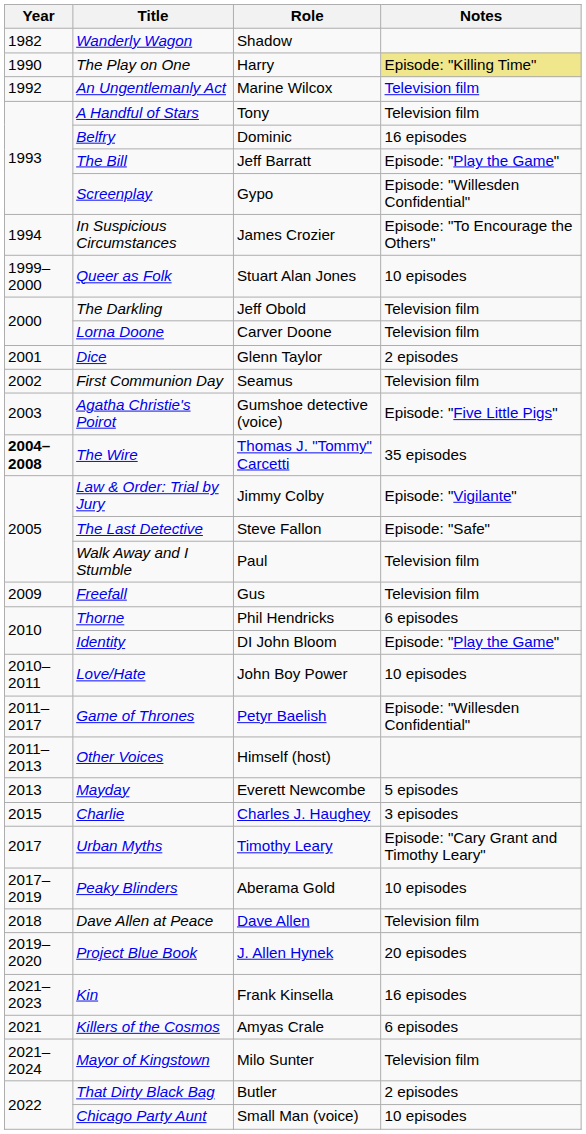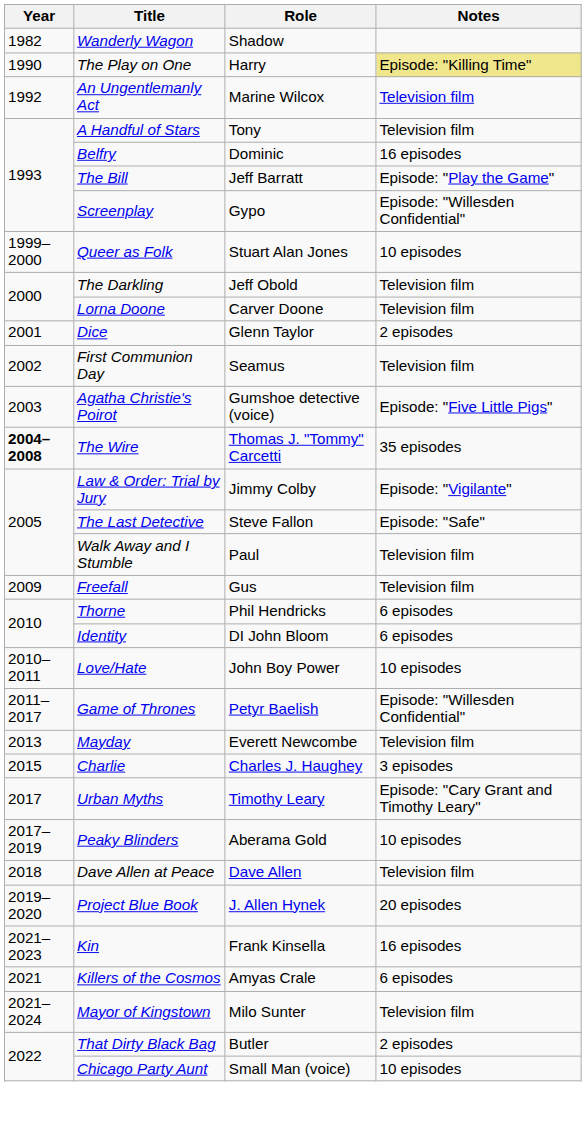- row: (126, 235)
(472, 642) Episode: "Play the Game" -> (416, 635) 6 episodes
- row: (120, 757)
(421, 790) 5 episodes -> (427, 741) Television film
